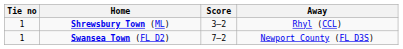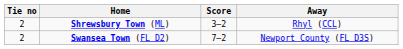(22, 24) 1 -> (22, 24) 2
(22, 38) 1 -> (22, 38) 2
